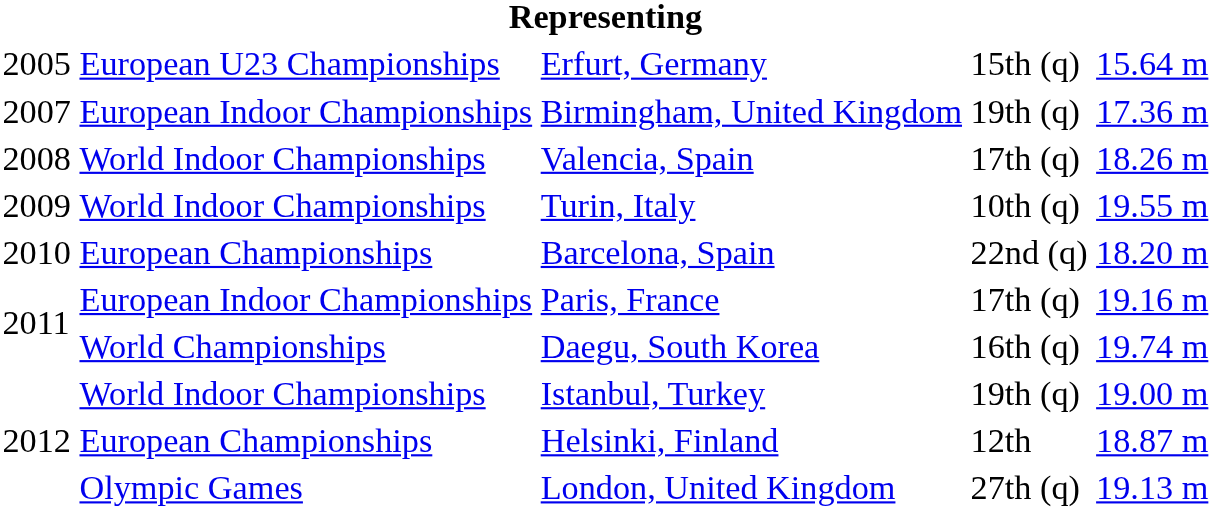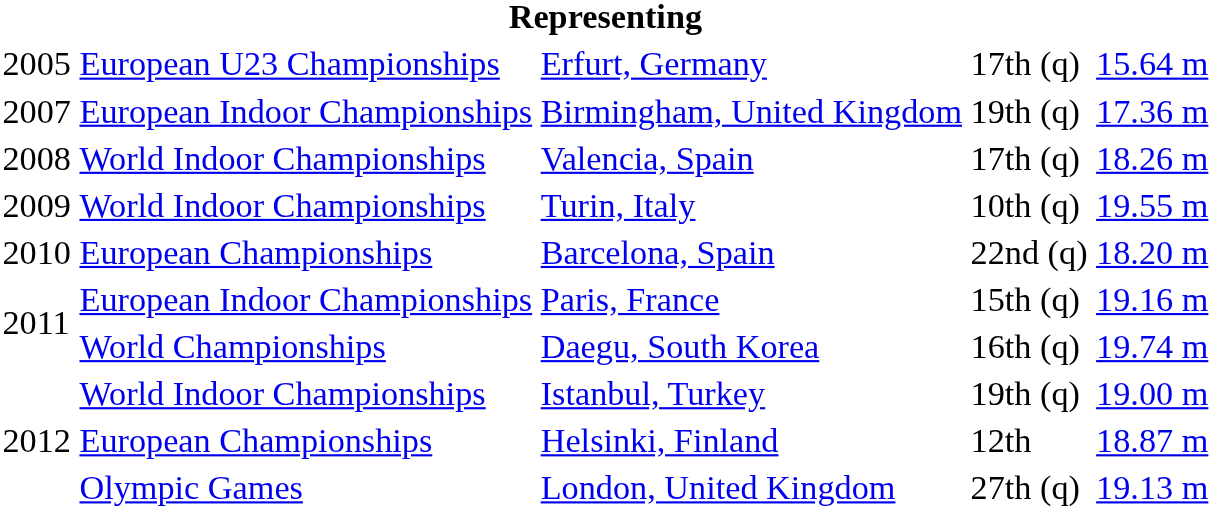(1025, 64) 15th (q) -> (1025, 64) 17th (q)
(1025, 299) 17th (q) -> (1025, 299) 15th (q)
